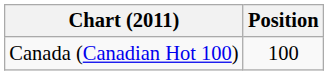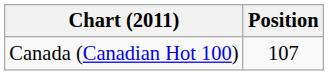(283, 53) 100 -> (283, 53) 107
